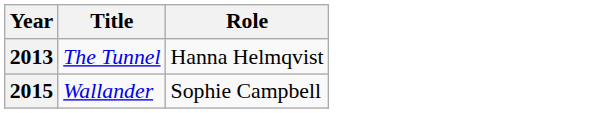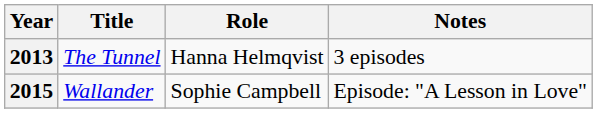+ column: (460, 21)
